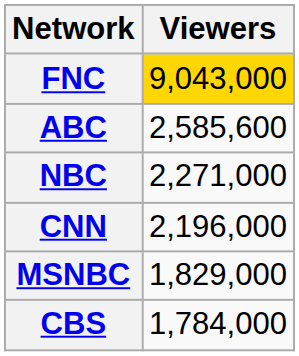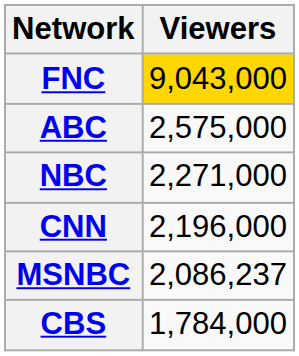(218, 127) 2,585,600 -> (218, 127) 2,575,000
(218, 275) 1,829,000 -> (218, 275) 2,086,237
